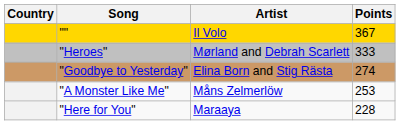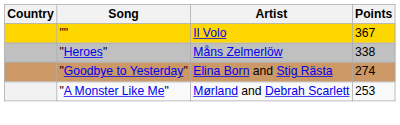(271, 52) Mørland and Debrah Scarlett -> (238, 52) Måns Zelmerlöw
(365, 52) 333 -> (365, 52) 338
(238, 91) Måns Zelmerlöw -> (271, 91) Mørland and Debrah Scarlett
- row: (98, 110)
